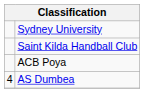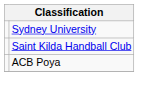- row: (46, 79)
